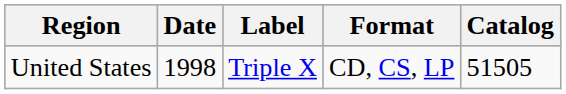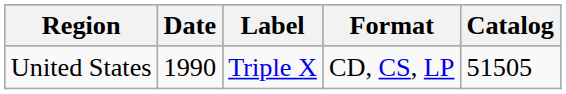(190, 66) 1998 -> (190, 66) 1990
